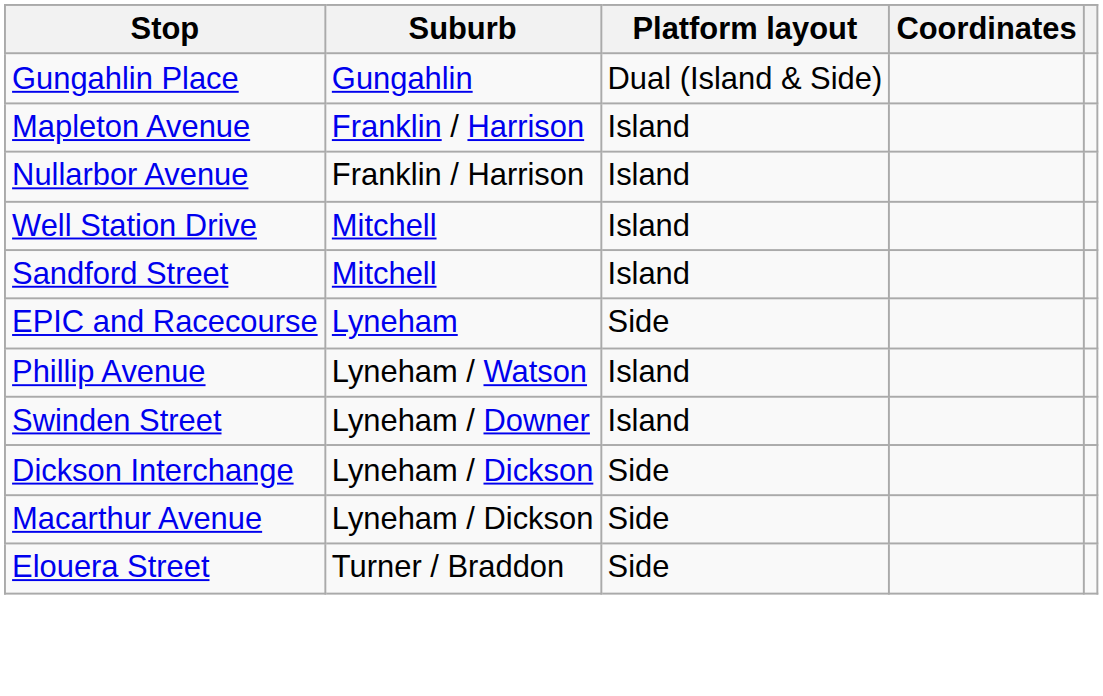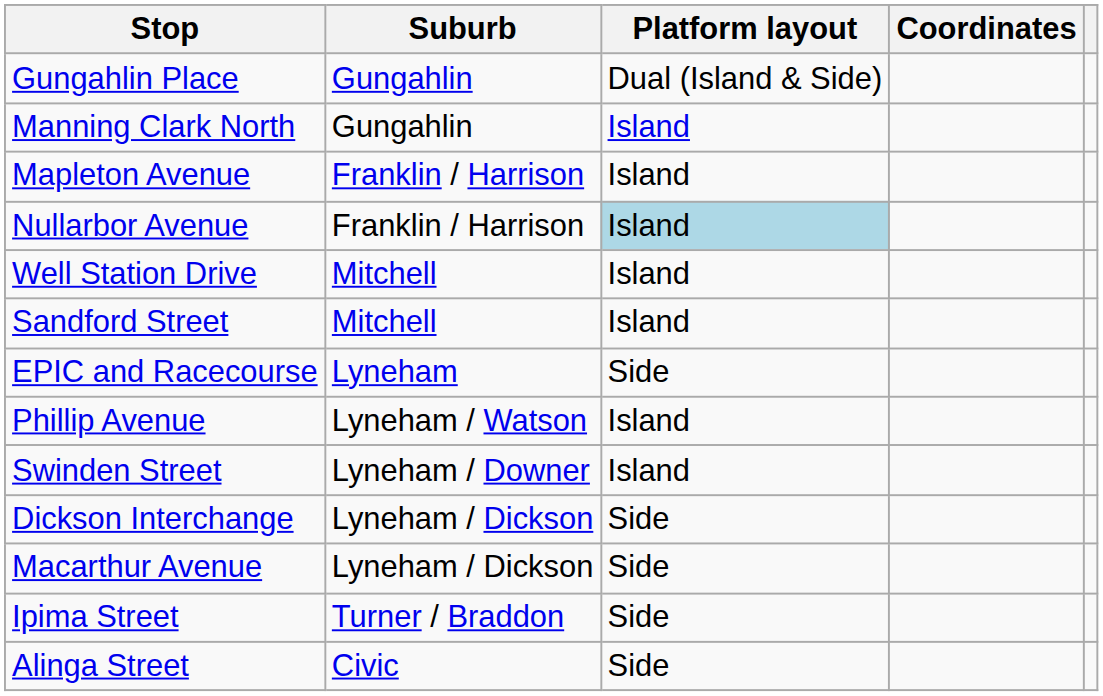+ row: (154, 126)
(649, 175) no background -> (649, 224) lightblue background
+ row: (95, 616)
- row: (111, 567)
+ row: (100, 665)
